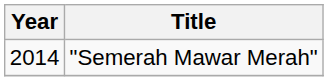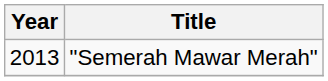(35, 57) 2014 -> (35, 57) 2013
